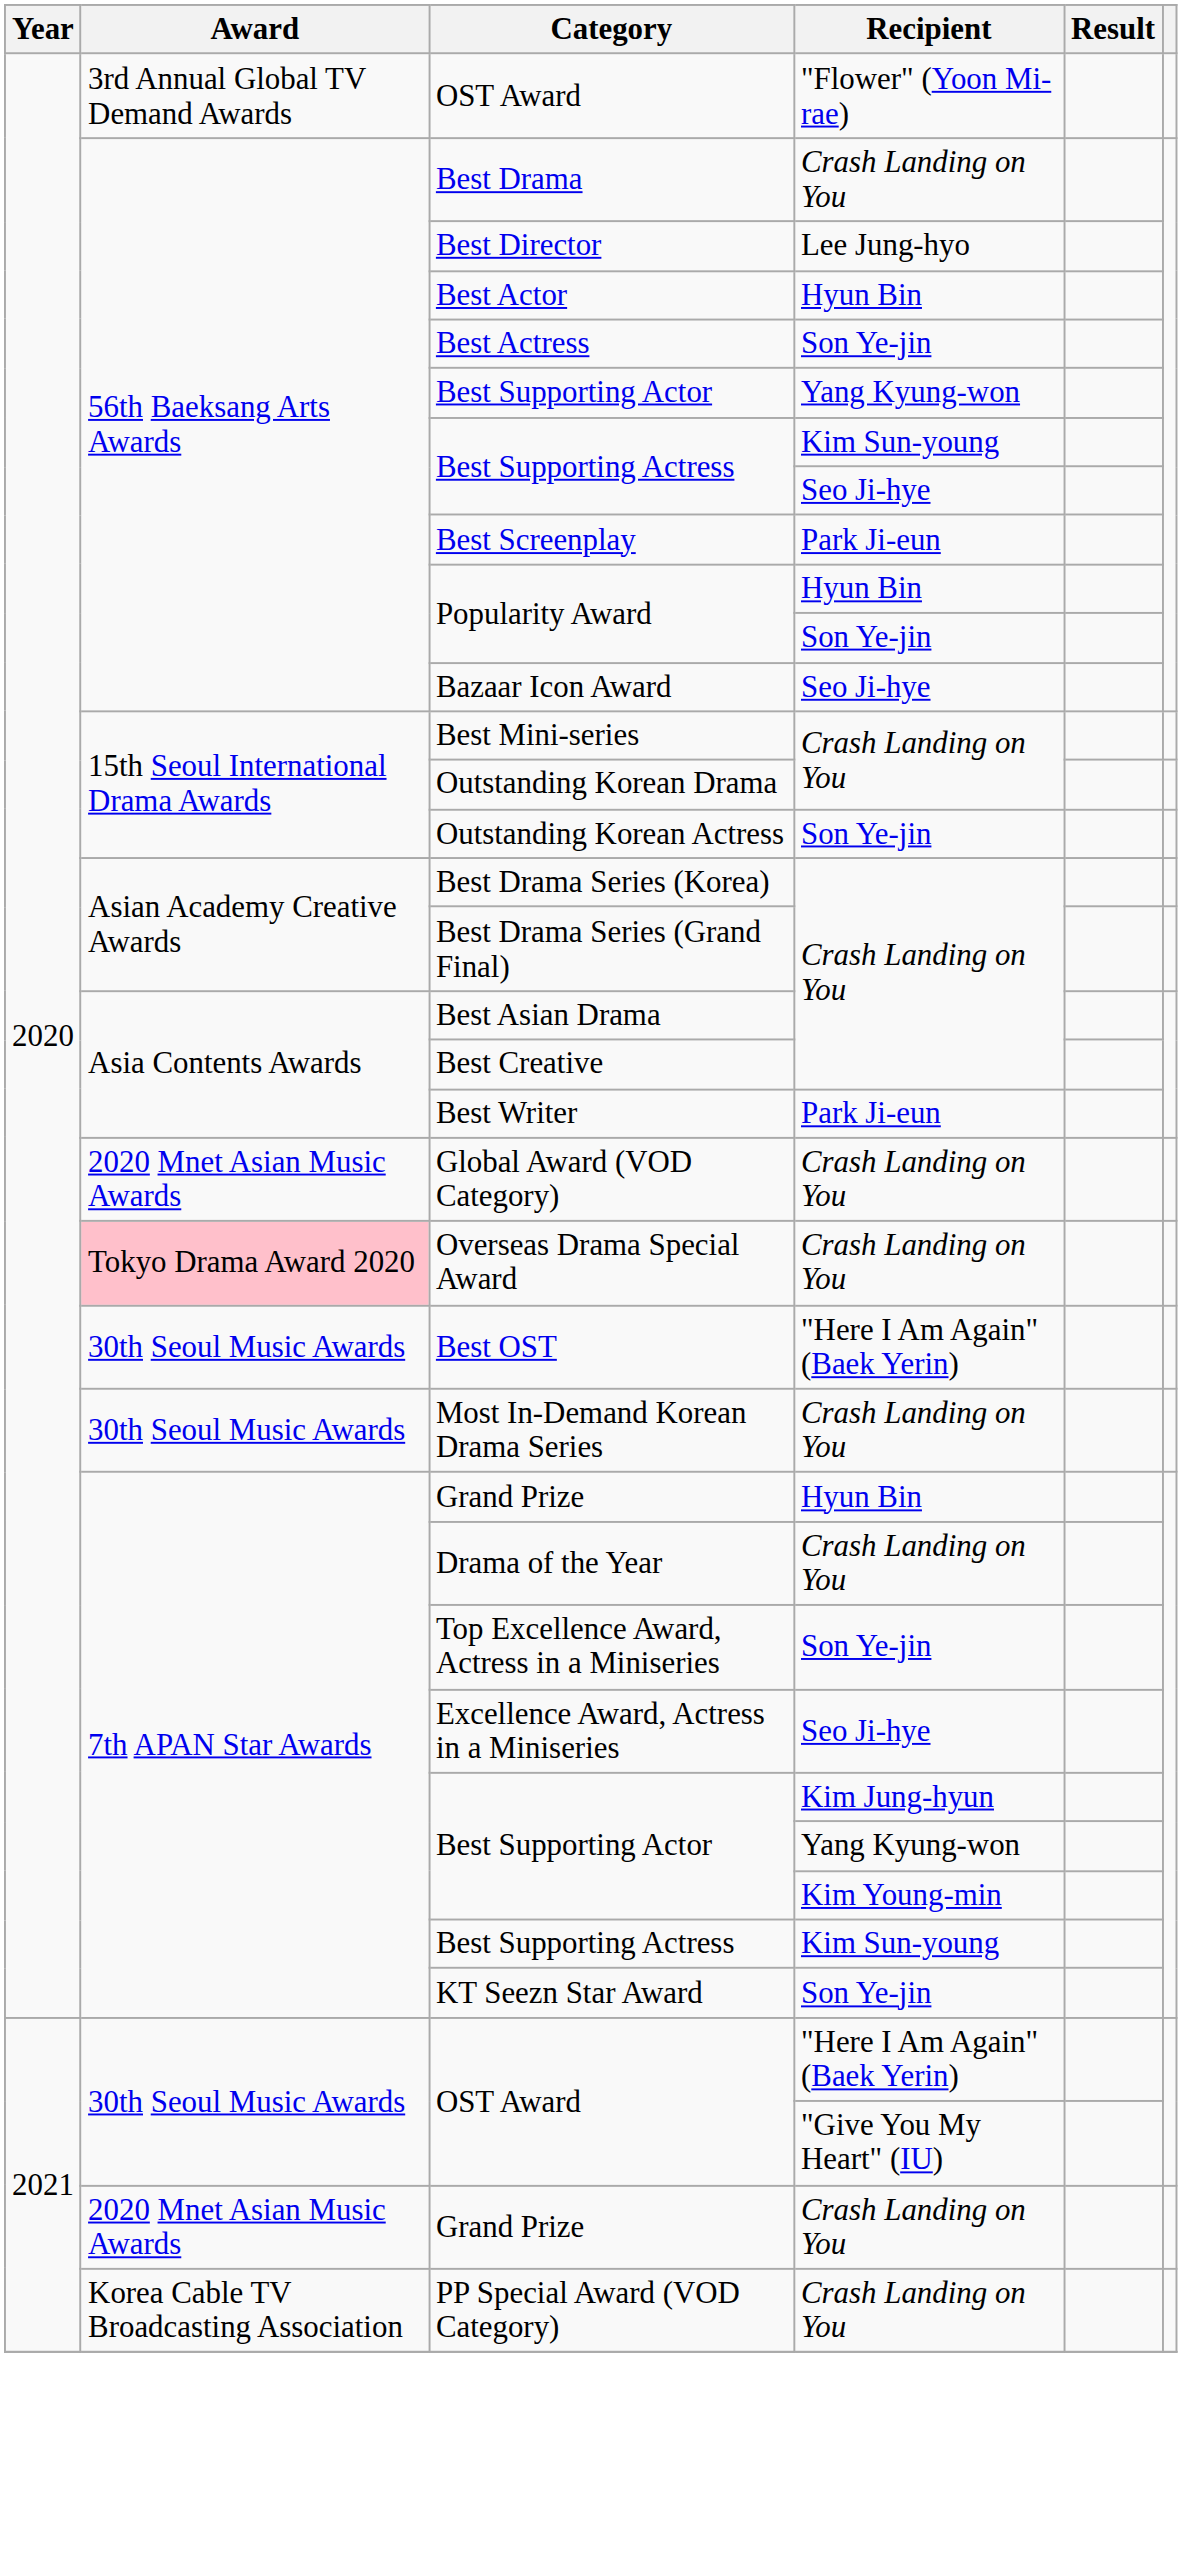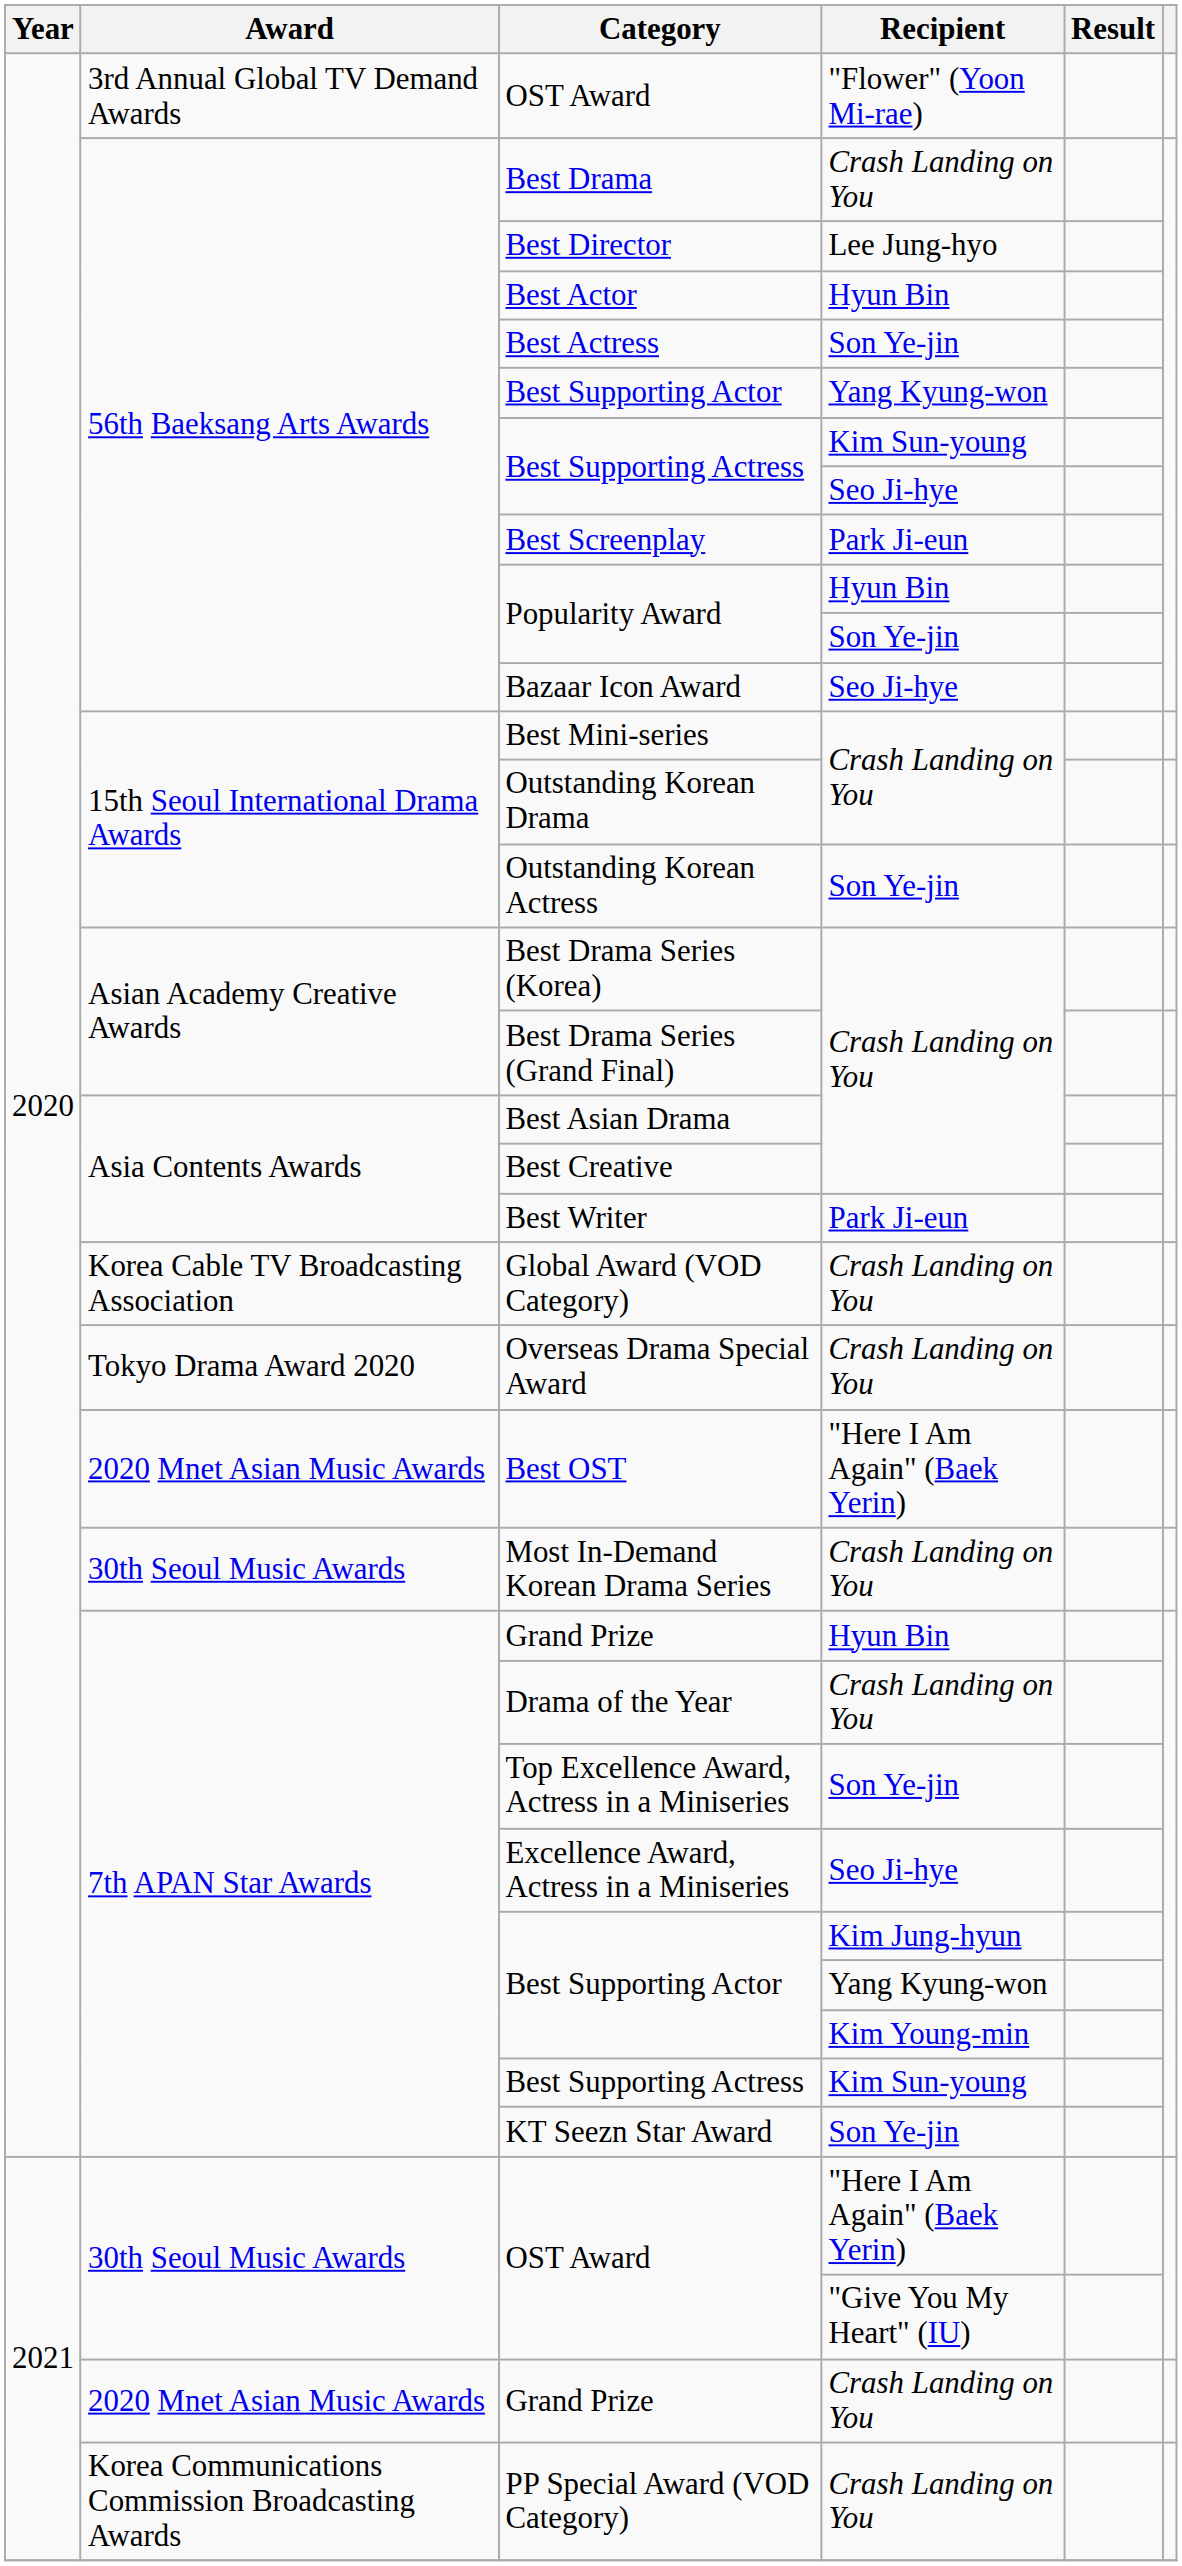(237, 1179) 2020 Mnet Asian Music Awards -> (275, 1283) Korea Cable TV Broadcasting Association
(252, 1262) pink background -> (252, 1366) no background
(247, 1346) 30th Seoul Music Awards -> (287, 1468) 2020 Mnet Asian Music Awards
(245, 2310) Korea Cable TV Broadcasting Association -> (251, 2501) Korea Communications Commission Broadcasting Awards
